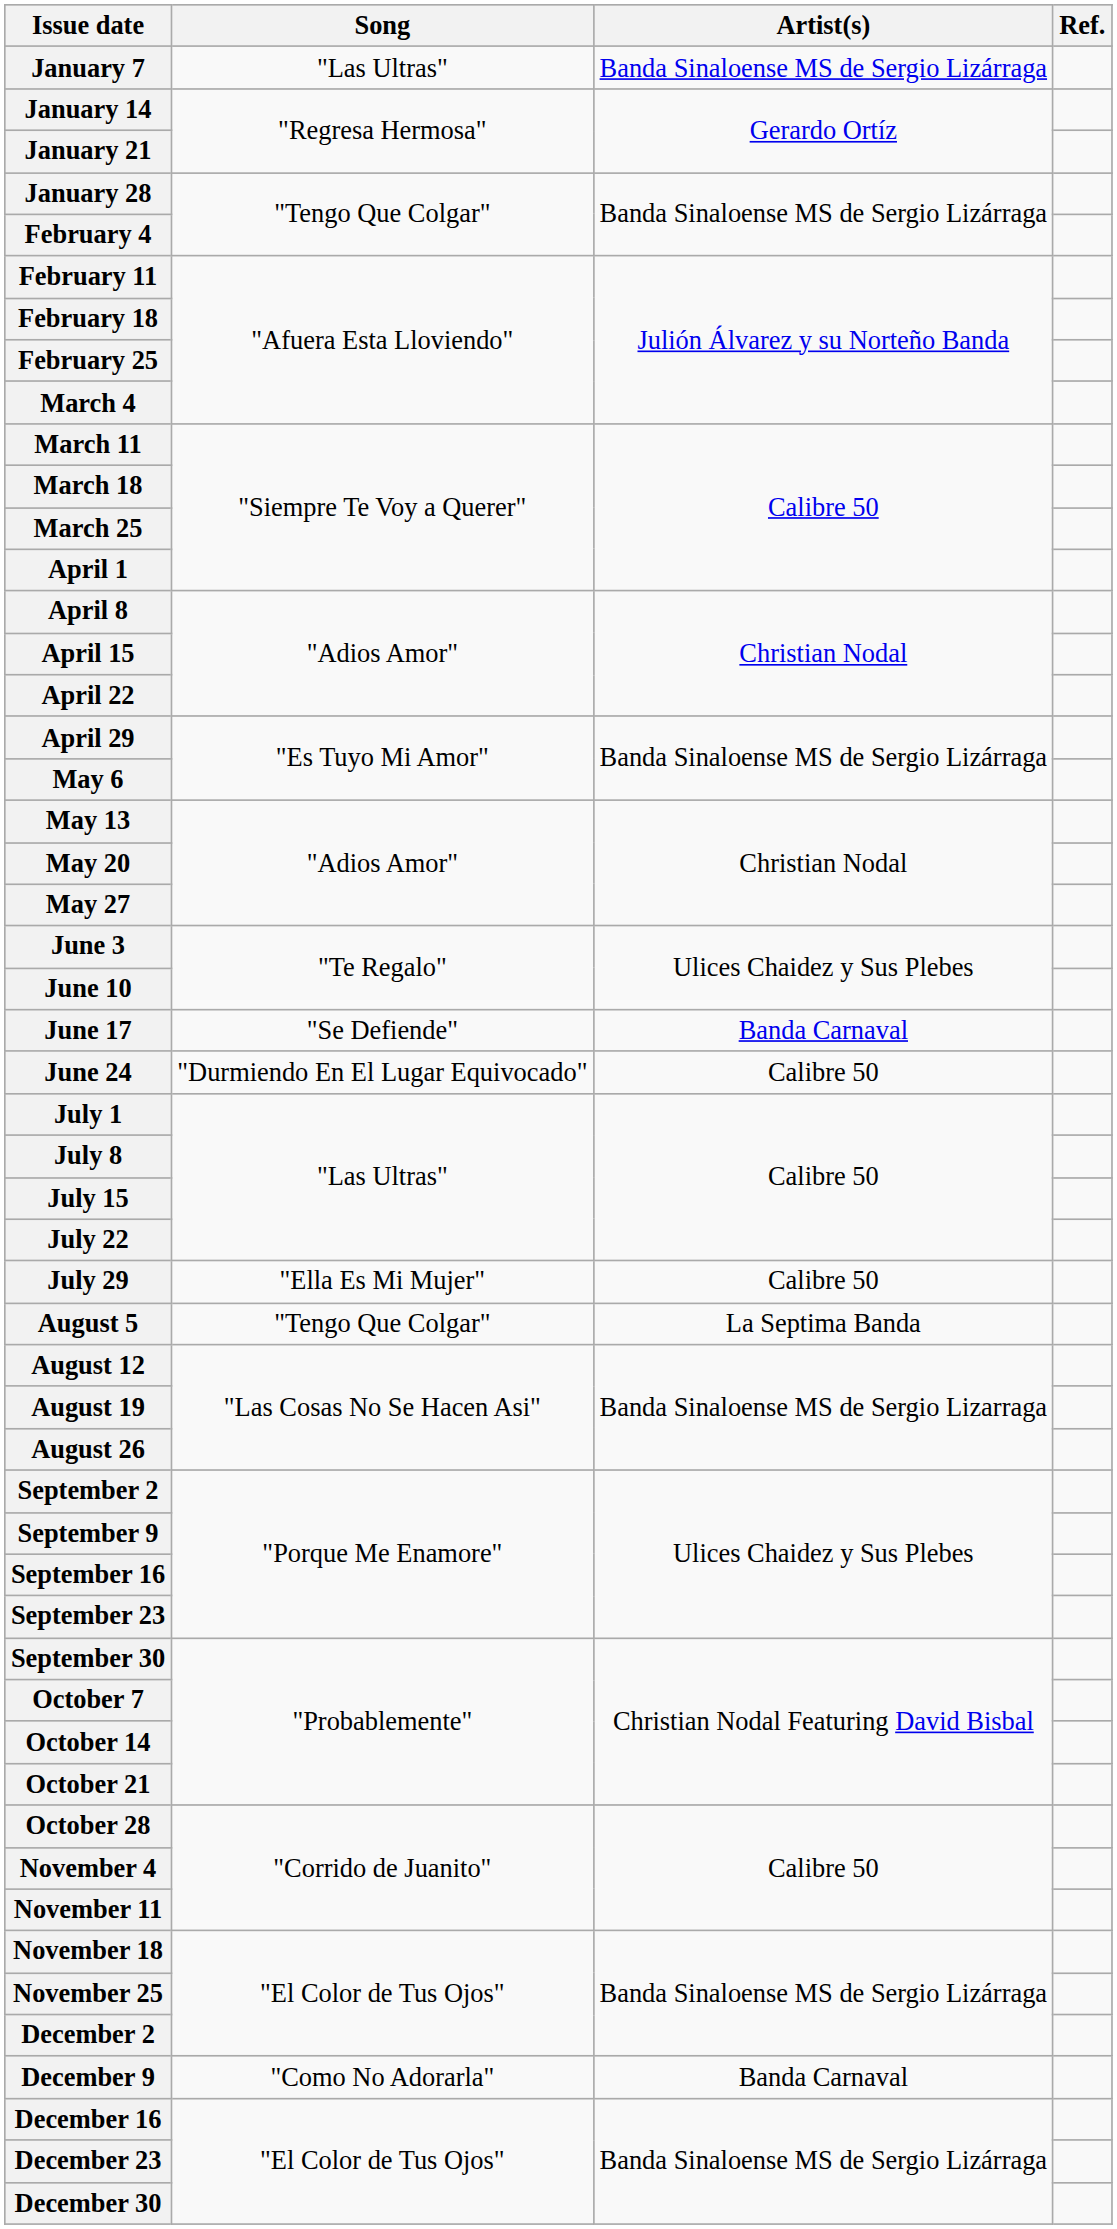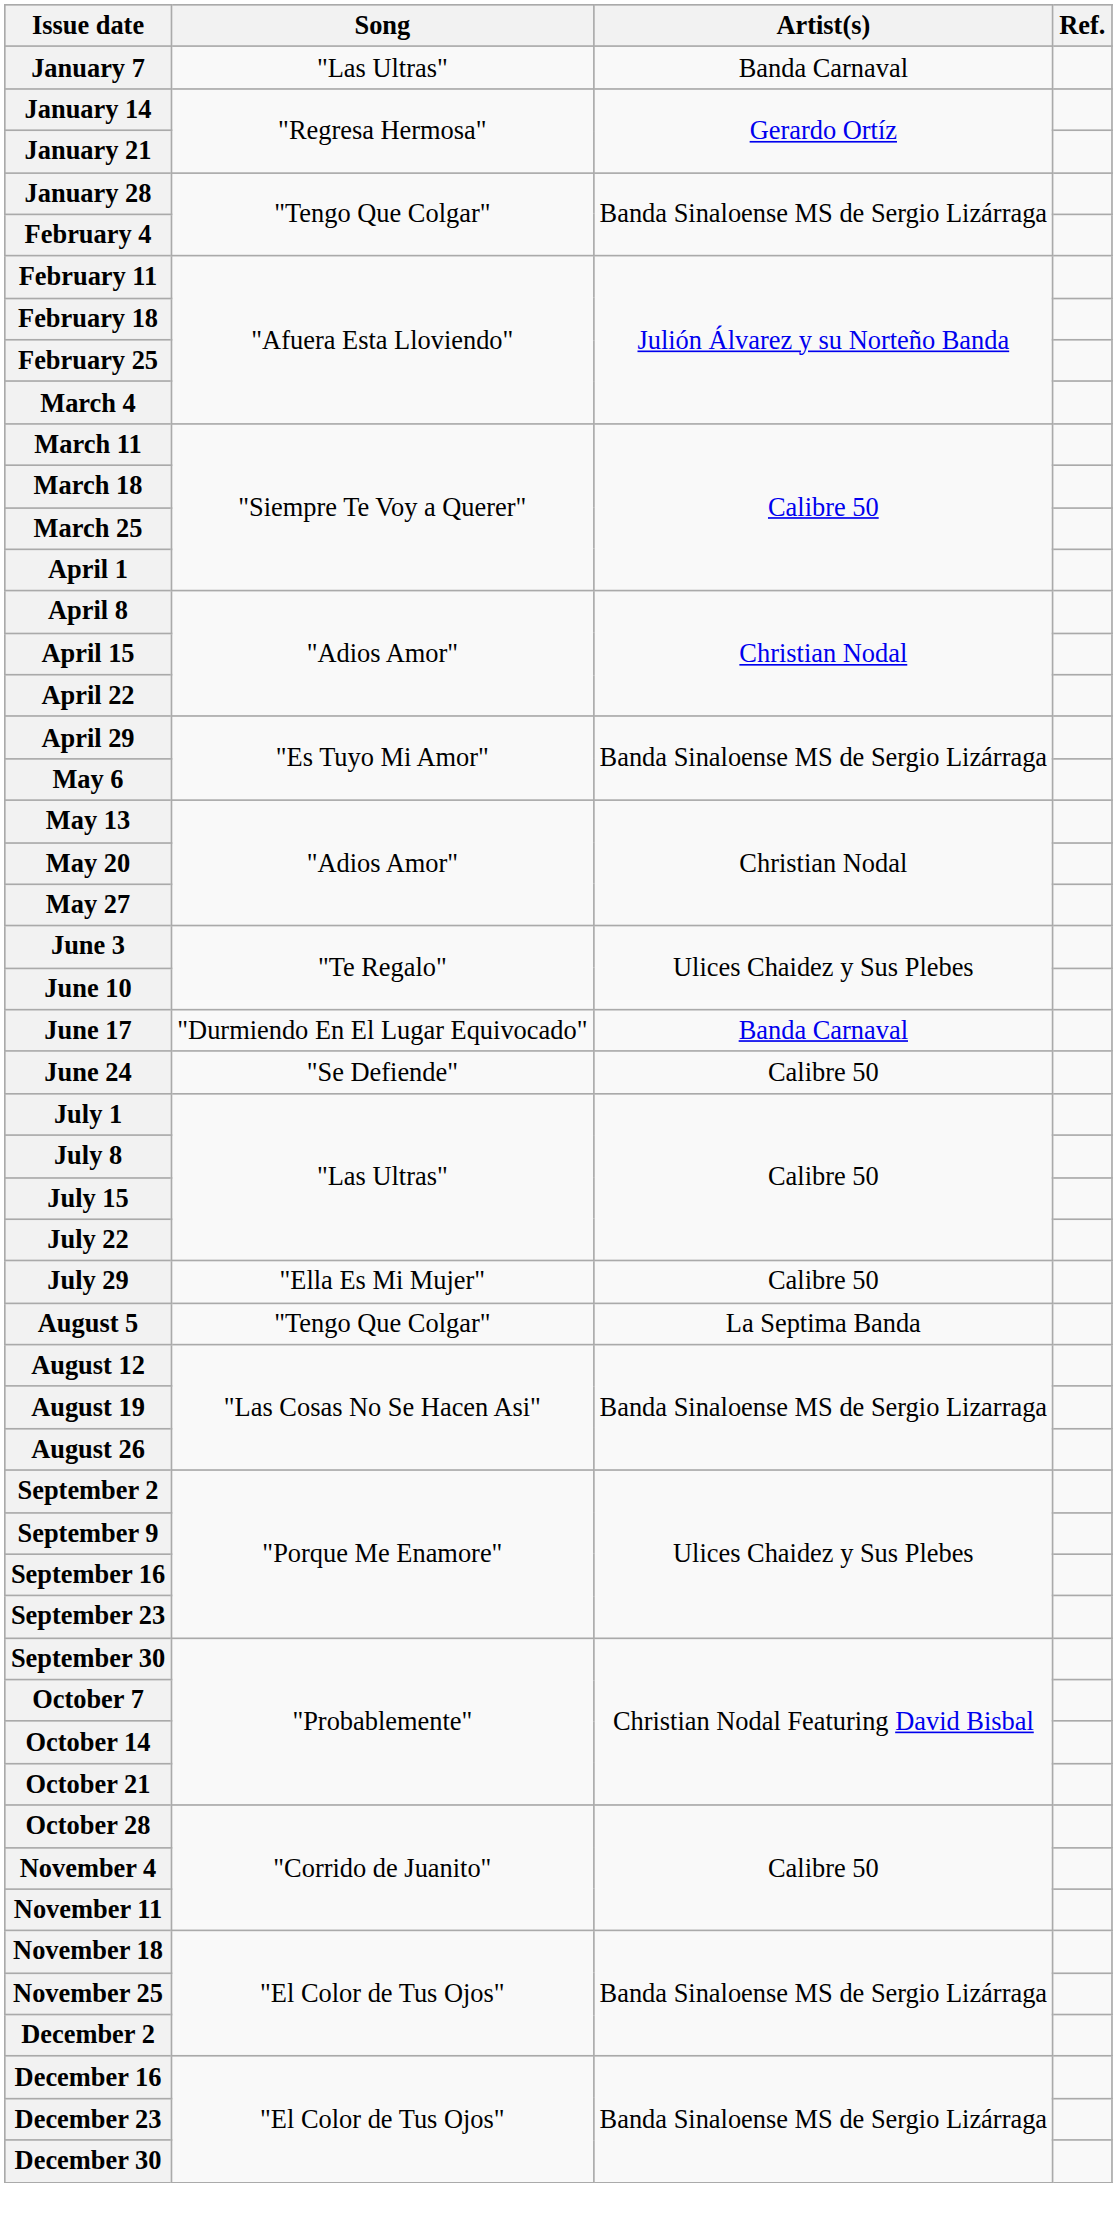(823, 67) Banda Sinaloense MS de Sergio Lizárraga -> (823, 67) Banda Carnaval
(382, 1030) "Se Defiende" -> (382, 1030) "Durmiendo En El Lugar Equivocado"
(382, 1072) "Durmiendo En El Lugar Equivocado" -> (382, 1072) "Se Defiende"
- row: (88, 2077)
